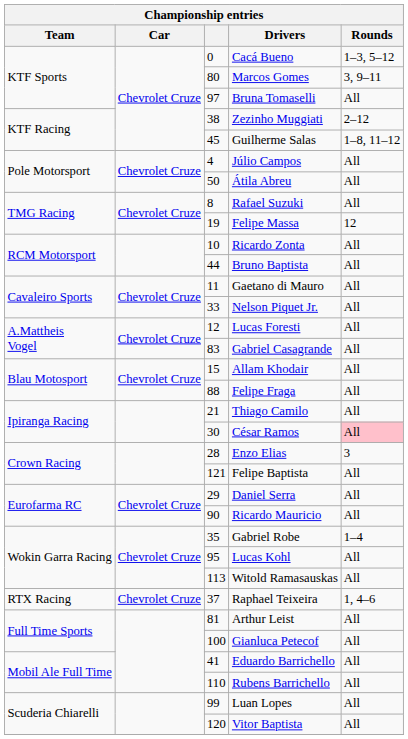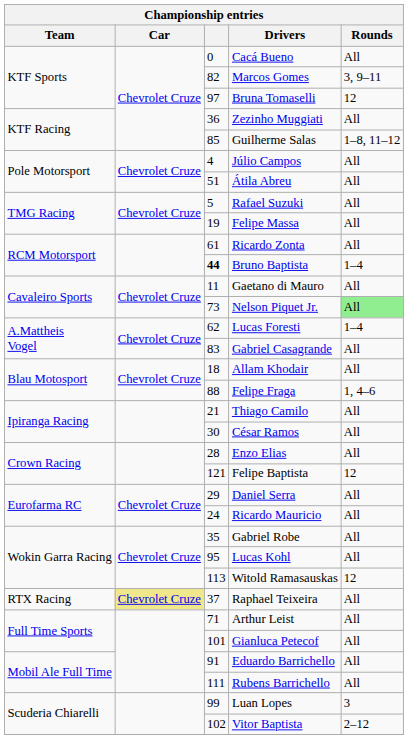(369, 56) 1–3, 5–12 -> (352, 56) All
(213, 77) 80 -> (213, 77) 82
(352, 97) All -> (350, 97) 12
(213, 118) 38 -> (213, 118) 36
(356, 118) 2–12 -> (352, 118) All
(213, 139) 45 -> (213, 139) 85
(213, 181) 50 -> (213, 181) 51
(210, 202) 8 -> (210, 202) 5
(350, 223) 12 -> (352, 223) All
(213, 244) 10 -> (213, 244) 61
(213, 264) normal -> (213, 264) bold
(352, 264) All -> (353, 264) 1–4
(213, 306) 33 -> (213, 306) 73
(352, 306) no background -> (352, 306) lightgreen background
(213, 327) 12 -> (213, 327) 62
(352, 327) All -> (353, 327) 1–4
(213, 369) 15 -> (213, 369) 18
(352, 390) All -> (360, 390) 1, 4–6
(352, 431) pink background -> (352, 431) no background
(347, 452) 3 -> (352, 452) All
(352, 473) All -> (350, 473) 12
(213, 515) 90 -> (213, 515) 24
(353, 536) 1–4 -> (352, 536) All
(352, 577) All -> (350, 577) 12
(159, 598) no background -> (159, 598) khaki background
(360, 598) 1, 4–6 -> (352, 598) All
(213, 619) 81 -> (213, 619) 71
(216, 640) 100 -> (216, 640) 101
(213, 661) 41 -> (213, 661) 91
(216, 682) 110 -> (216, 682) 111
(352, 703) All -> (347, 703) 3
(216, 724) 120 -> (216, 724) 102
(352, 724) All -> (356, 724) 2–12
